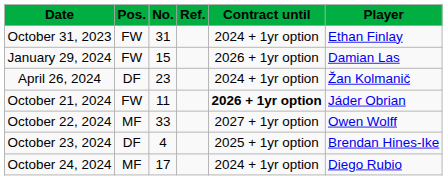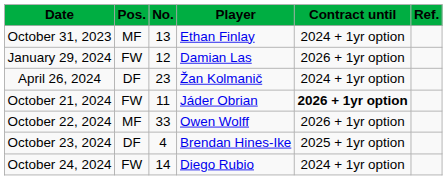columns swapped: (384, 15) <-> (193, 15)
(132, 36) FW -> (132, 36) MF
(163, 36) 31 -> (163, 36) 13
(163, 57) 15 -> (163, 57) 12
(267, 121) 2027 + 1yr option -> (353, 121) 2026 + 1yr option
(132, 164) MF -> (132, 164) FW
(163, 164) 17 -> (163, 164) 14
